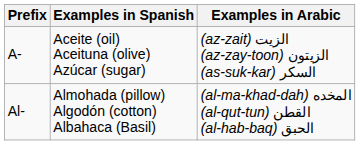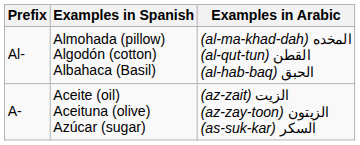rows swapped: (15, 55) <-> (16, 111)
